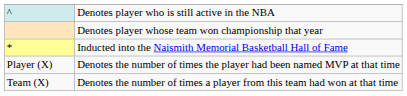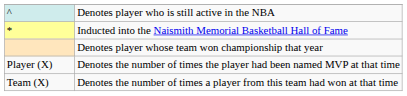rows swapped: (213, 47) <-> (200, 30)
